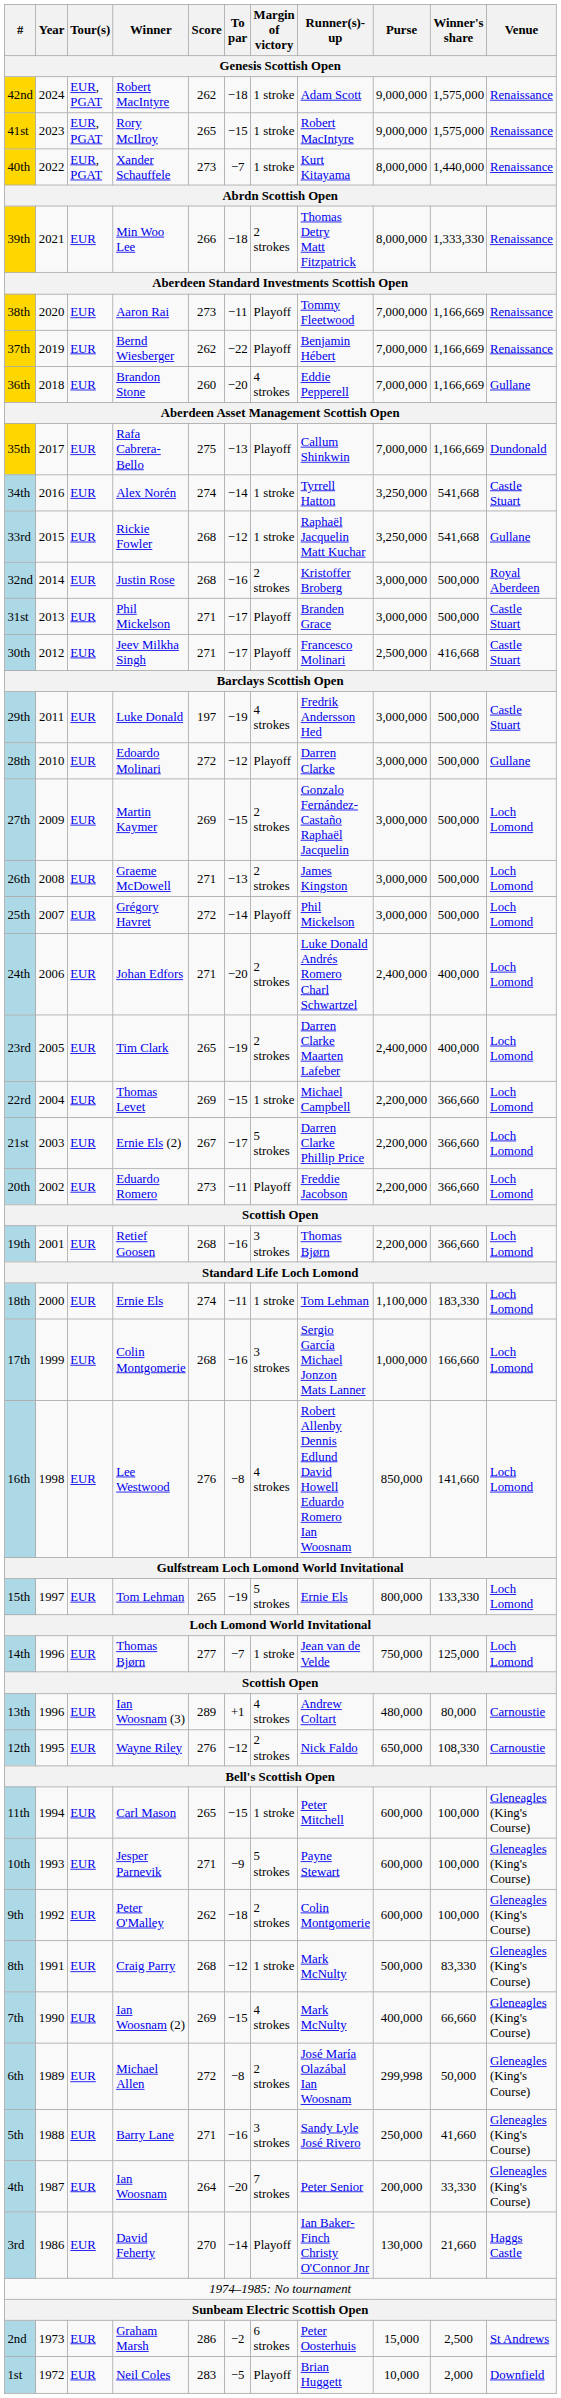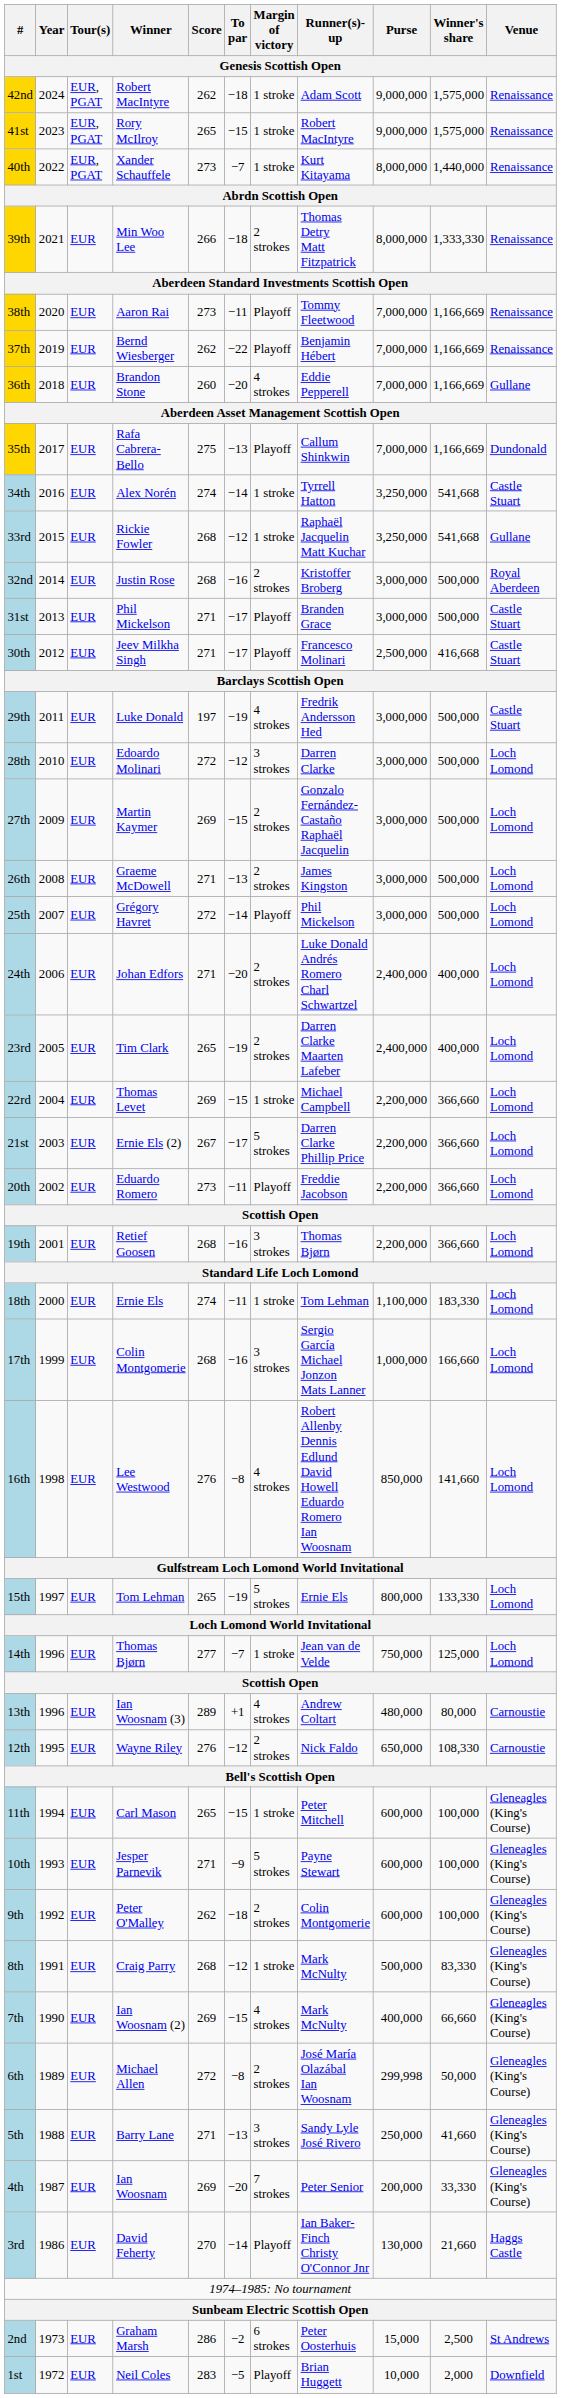(272, 761) Playoff -> (272, 761) 3 strokes
(510, 761) Gullane -> (512, 761) Loch Lomond
(238, 2135) −16 -> (238, 2135) −13
(207, 2186) 264 -> (207, 2186) 269
